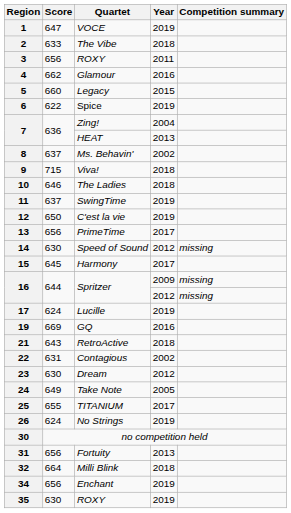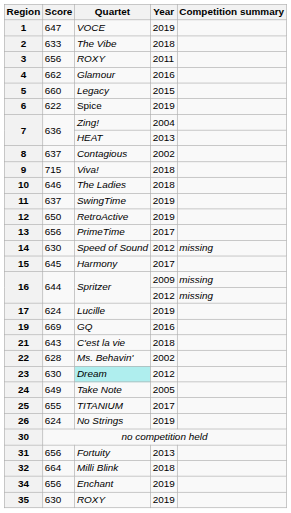(105, 153) Ms. Behavin' -> (102, 153) Contagious
(101, 216) C'est la vie -> (103, 216) RetroActive
(103, 342) RetroActive -> (101, 342) C'est la vie
(53, 358) 631 -> (53, 358) 628
(102, 358) Contagious -> (105, 358) Ms. Behavin'
(92, 374) no background -> (92, 374) paleturquoise background
